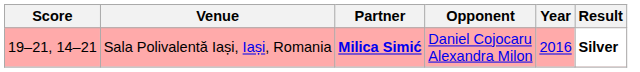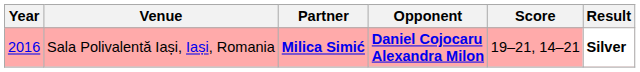columns swapped: (556, 16) <-> (52, 16)
(480, 47) normal -> (428, 47) bold
